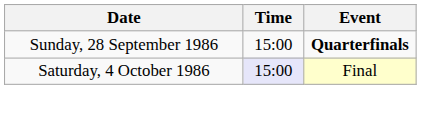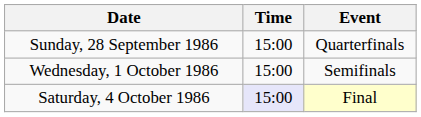(360, 44) bold -> (360, 44) normal
+ row: (124, 71)
